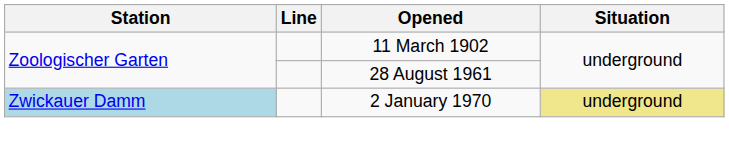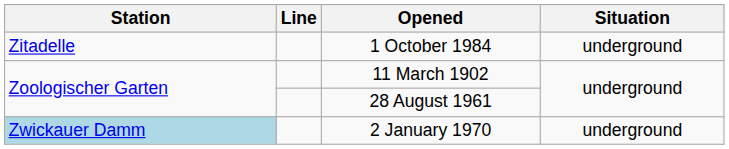+ row: (431, 46)
(632, 102) khaki background -> (632, 130) no background
